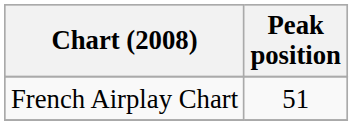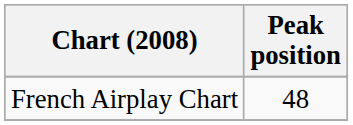(296, 98) 51 -> (296, 98) 48
